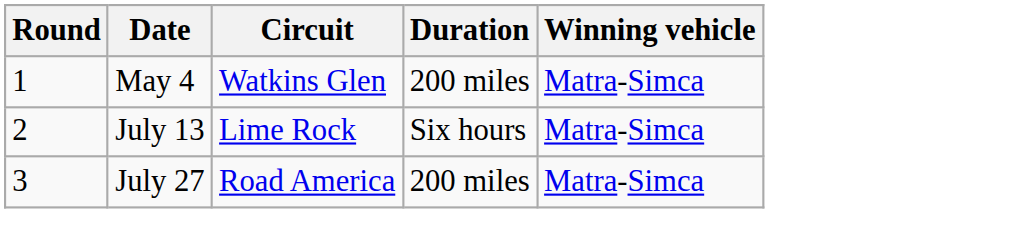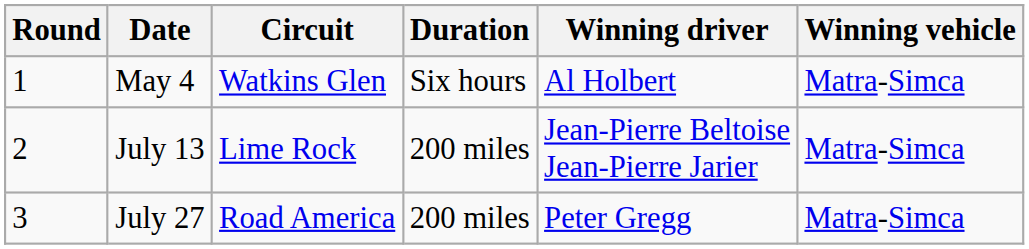+ column: (667, 30)
(470, 80) 200 miles -> (468, 80) Six hours
(468, 131) Six hours -> (470, 149) 200 miles
